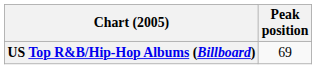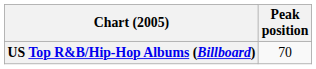(285, 52) 69 -> (285, 52) 70
